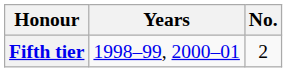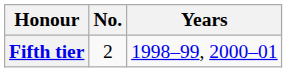columns swapped: (263, 19) <-> (167, 19)
